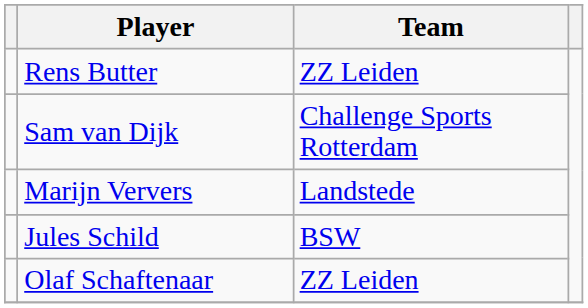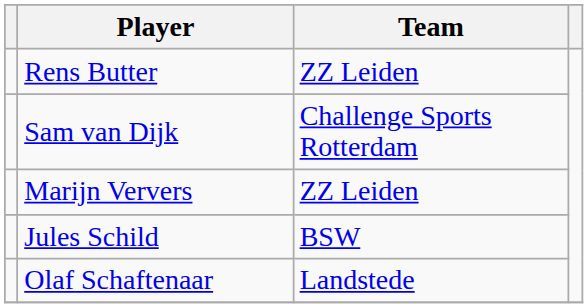(357, 191) Landstede -> (359, 191) ZZ Leiden
(359, 280) ZZ Leiden -> (357, 280) Landstede
